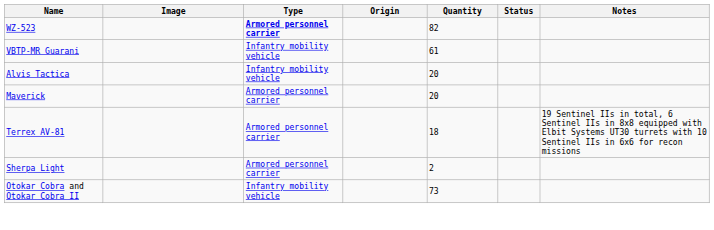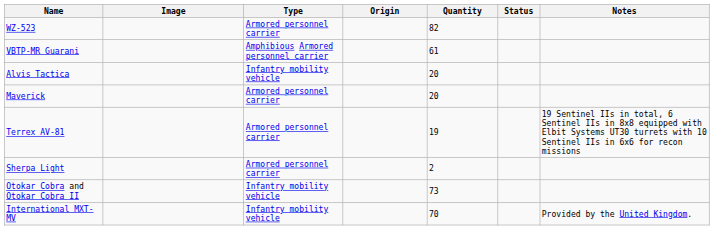(287, 29) bold -> (287, 29) normal
(287, 51) Infantry mobility vehicle -> (289, 51) Amphibious Armored personnel carrier
(434, 132) 18 -> (434, 132) 19
+ row: (50, 214)
